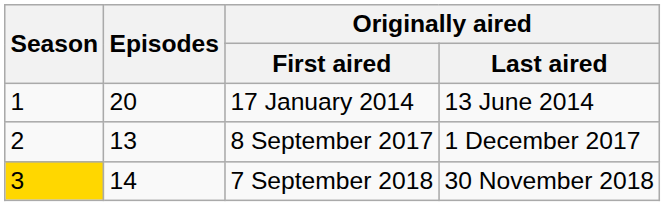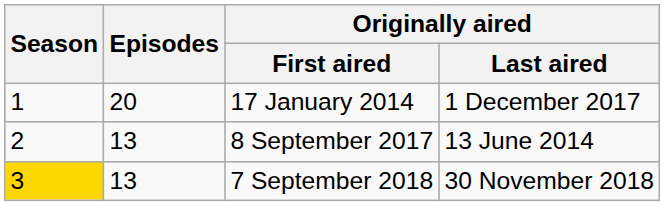(519, 102) 13 June 2014 -> (542, 102) 1 December 2017
(542, 141) 1 December 2017 -> (519, 141) 13 June 2014
(123, 180) 14 -> (123, 180) 13
